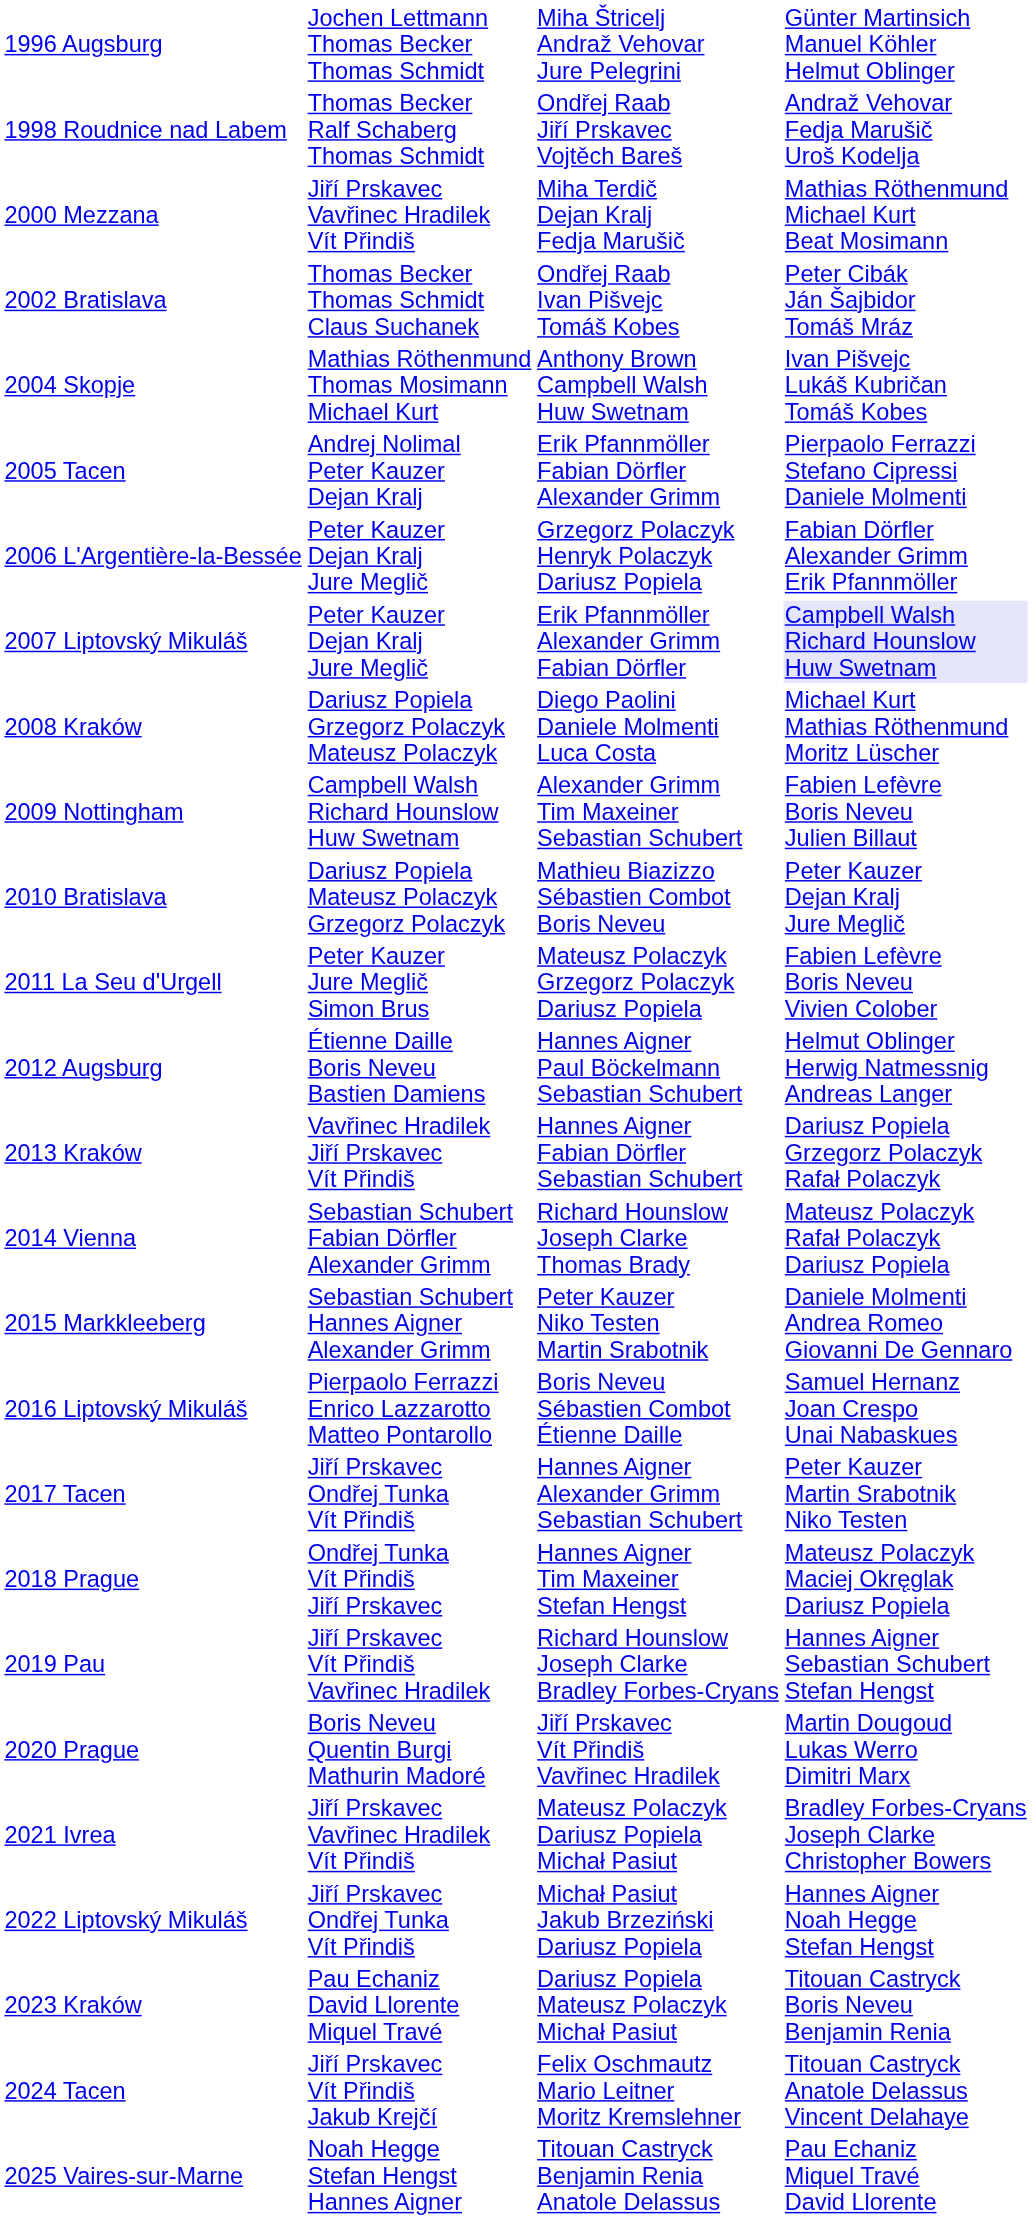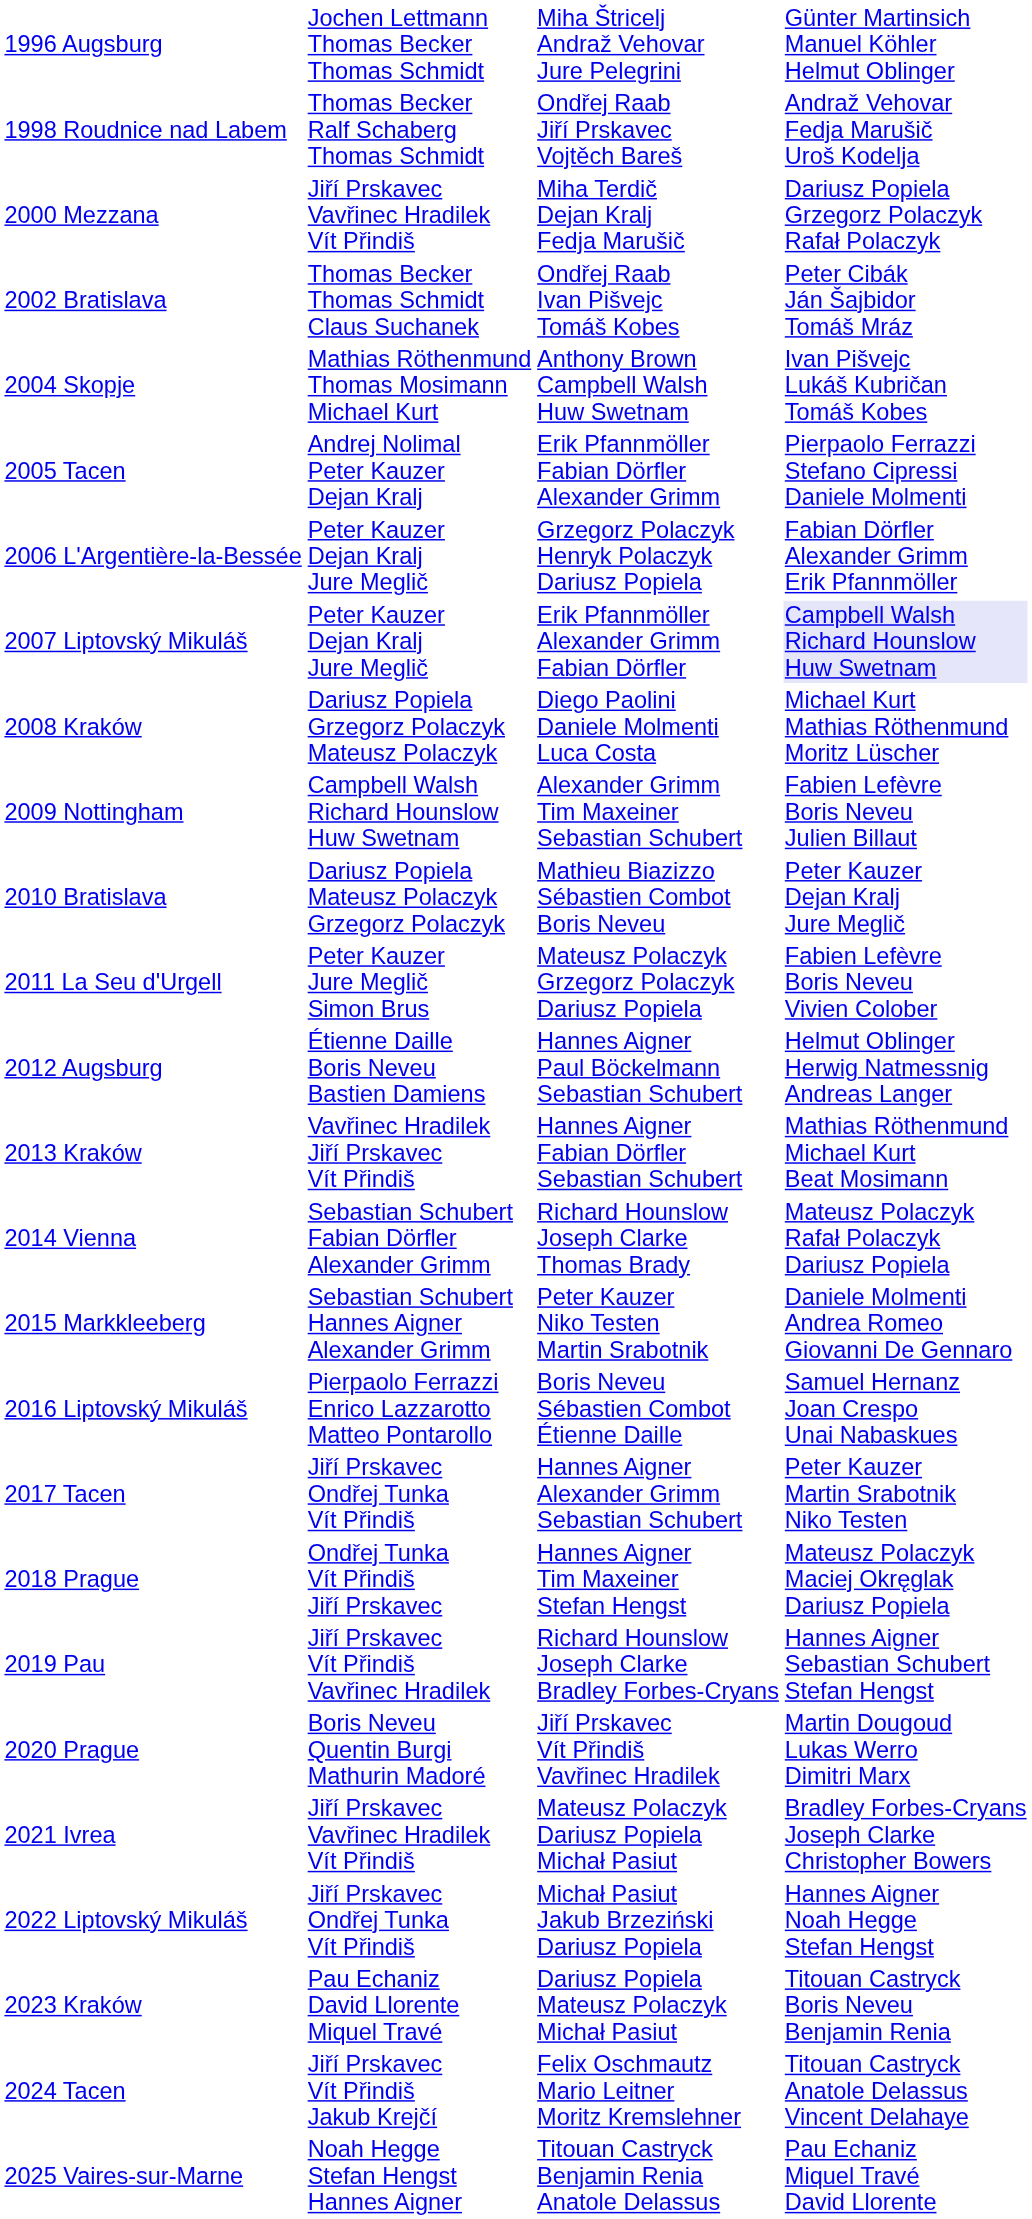(897, 215) Mathias Röthenmund Michael Kurt Beat Mosimann -> (884, 215) Dariusz Popiela Grzegorz Polaczyk Rafał Polaczyk
(884, 1153) Dariusz Popiela Grzegorz Polaczyk Rafał Polaczyk -> (897, 1153) Mathias Röthenmund Michael Kurt Beat Mosimann
